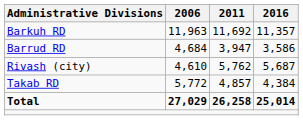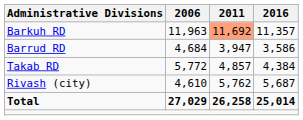(232, 31) no background -> (232, 31) lightsalmon background
rows swapped: (33, 84) <-> (49, 66)
